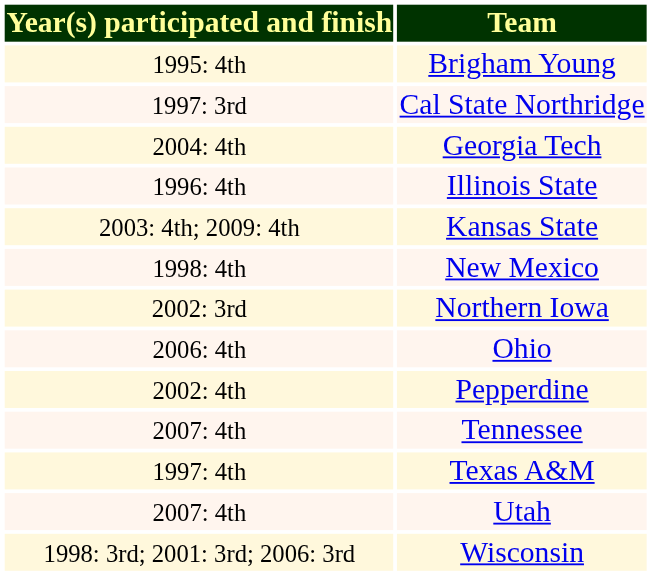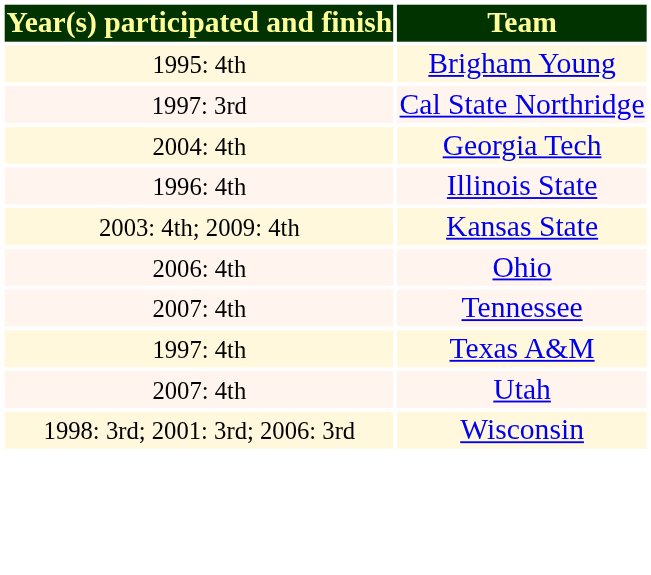- row: (522, 266)
- row: (522, 307)
- row: (522, 389)
